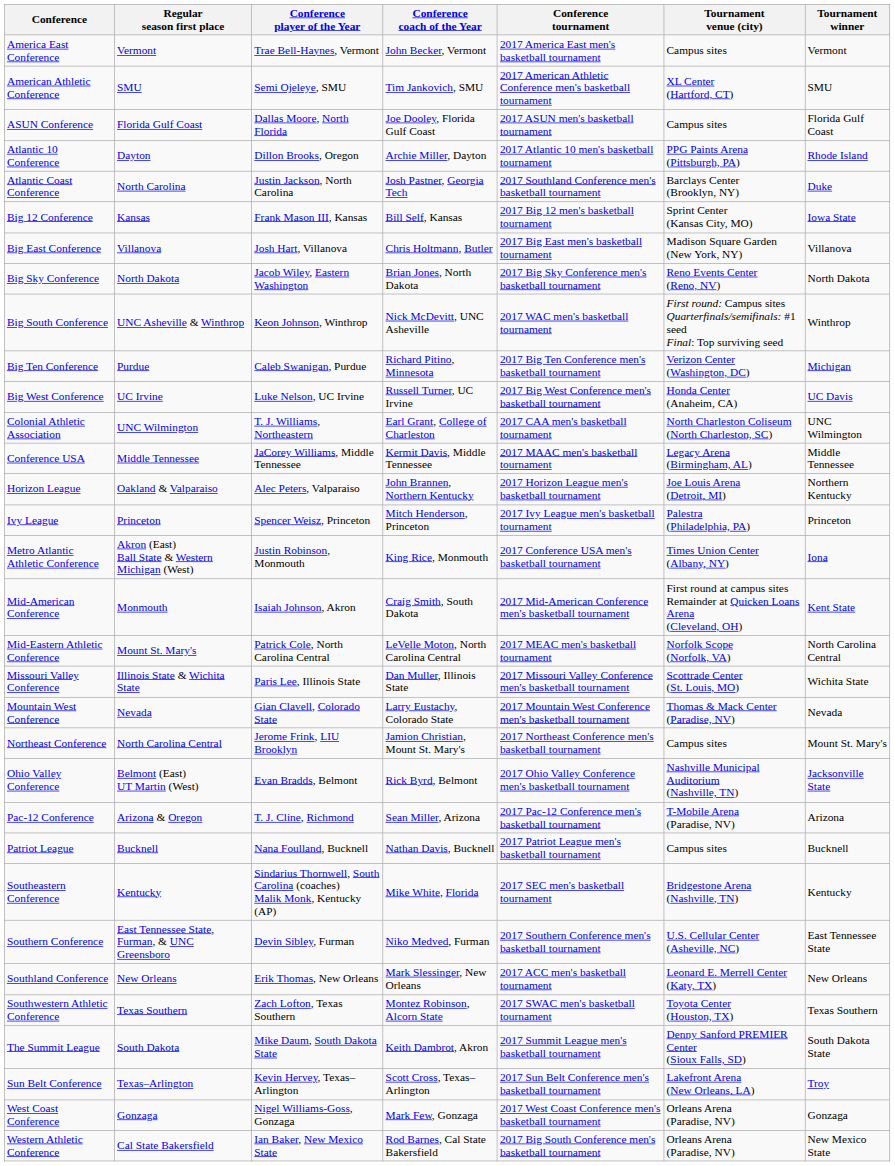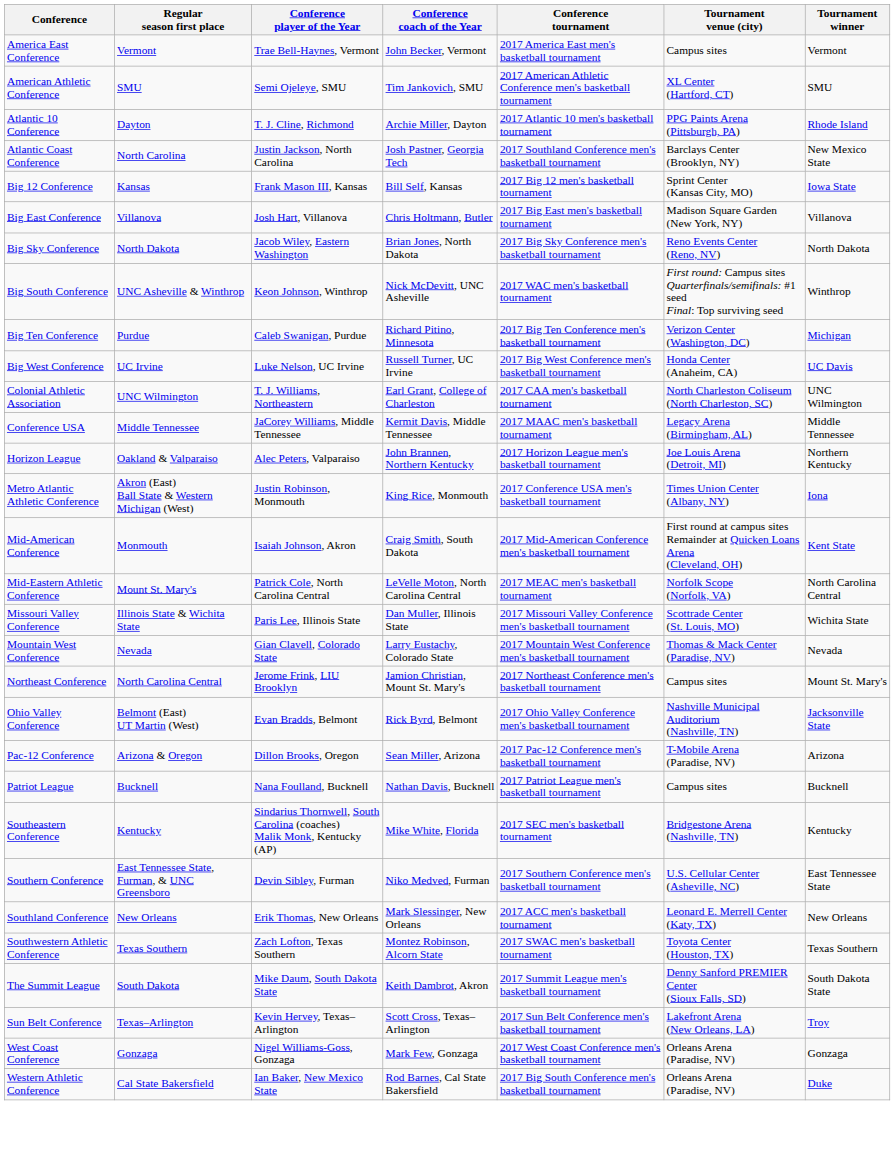- row: (50, 125)
(306, 155) Dillon Brooks, Oregon -> (304, 125) T. J. Cline, Richmond
(820, 186) Duke -> (837, 155) New Mexico State
- row: (33, 520)
(304, 817) T. J. Cline, Richmond -> (306, 756) Dillon Brooks, Oregon
(837, 1145) New Mexico State -> (820, 1084) Duke
